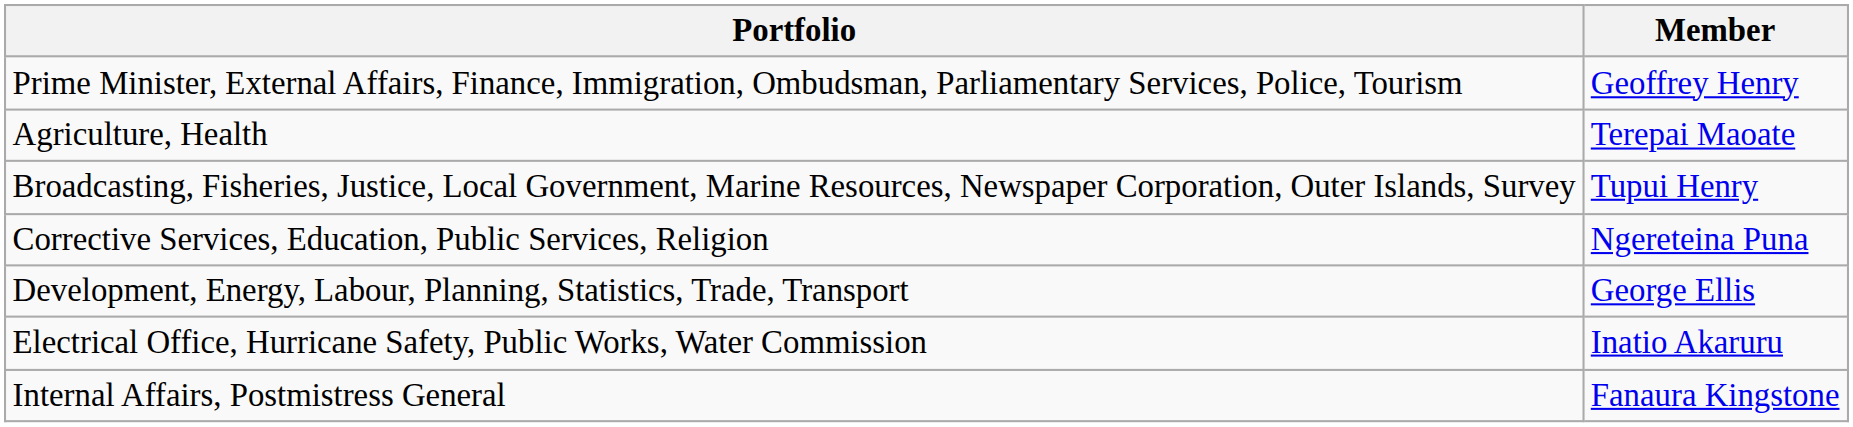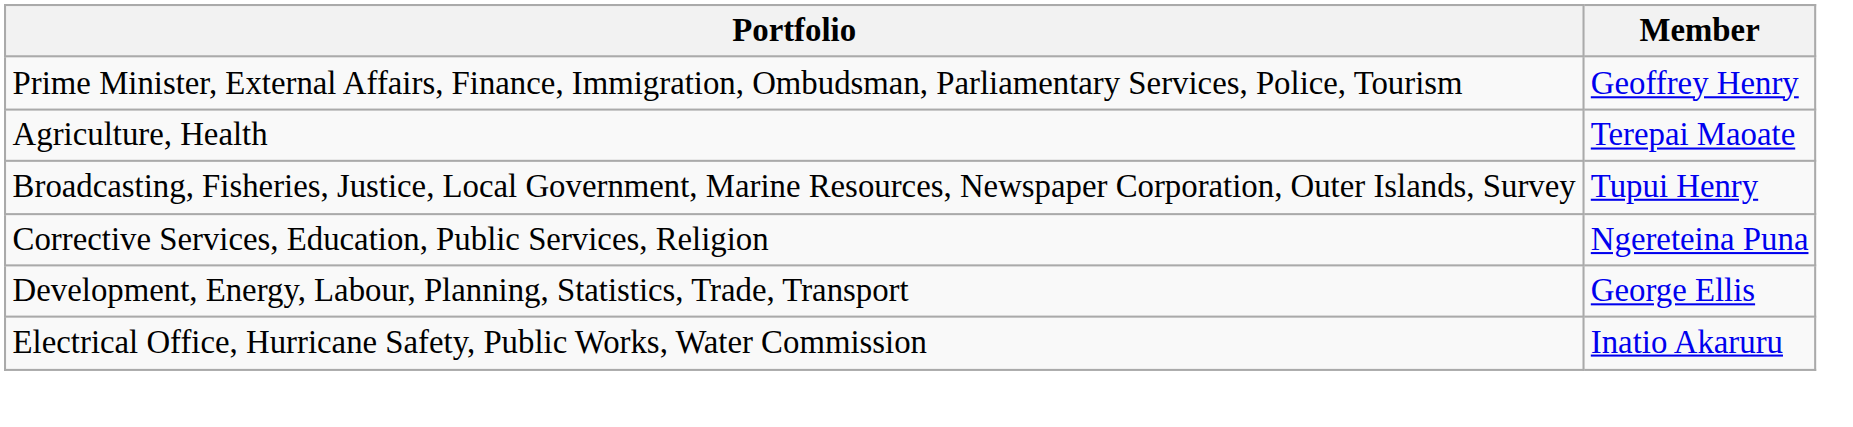- row: (259, 394)
